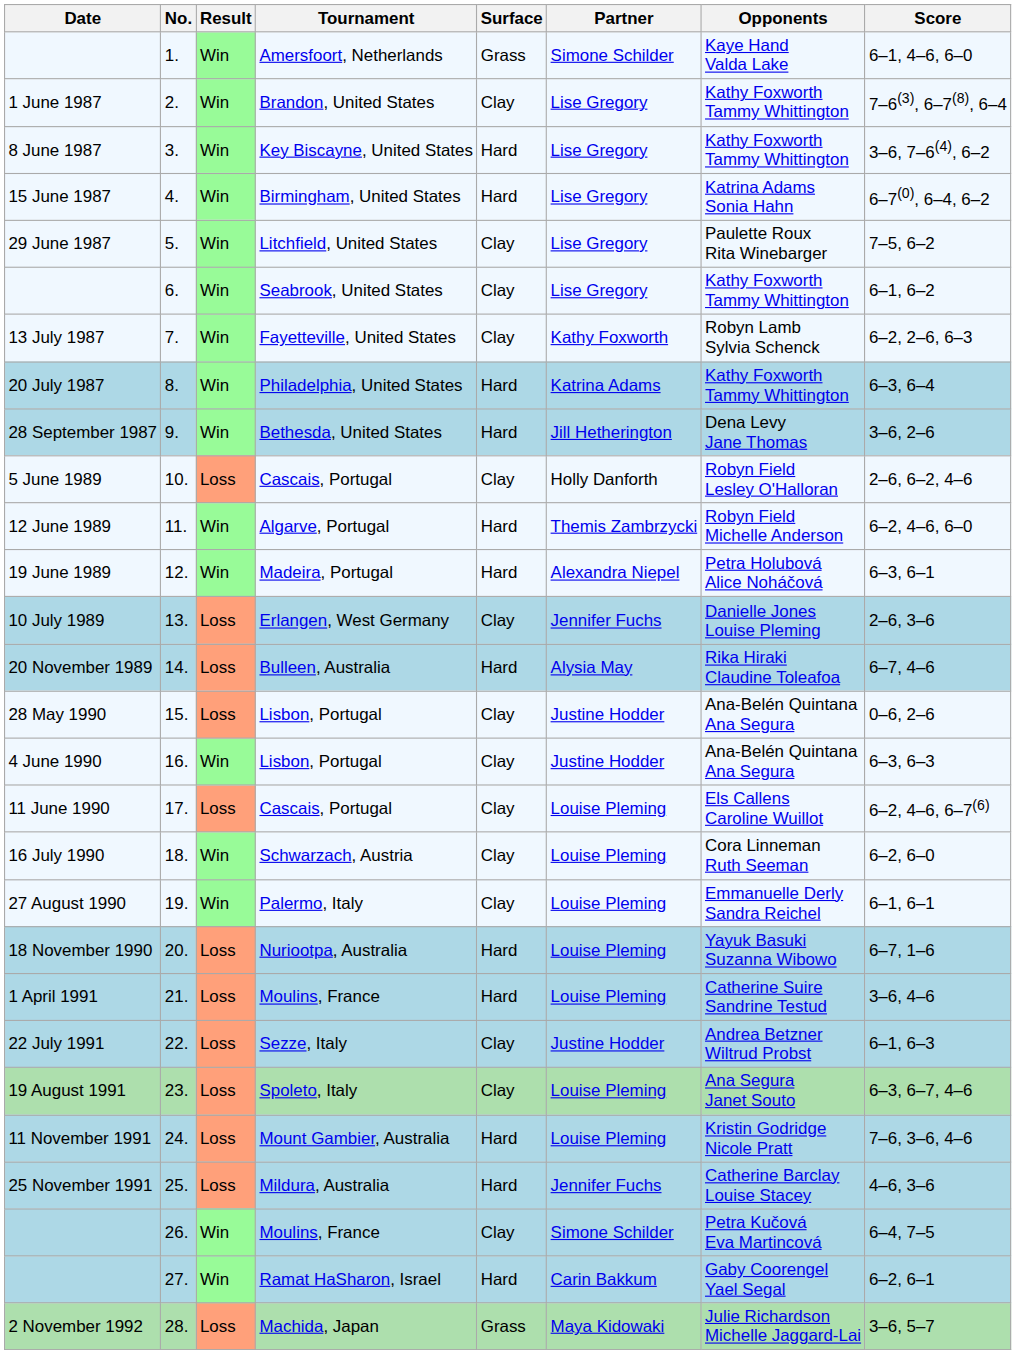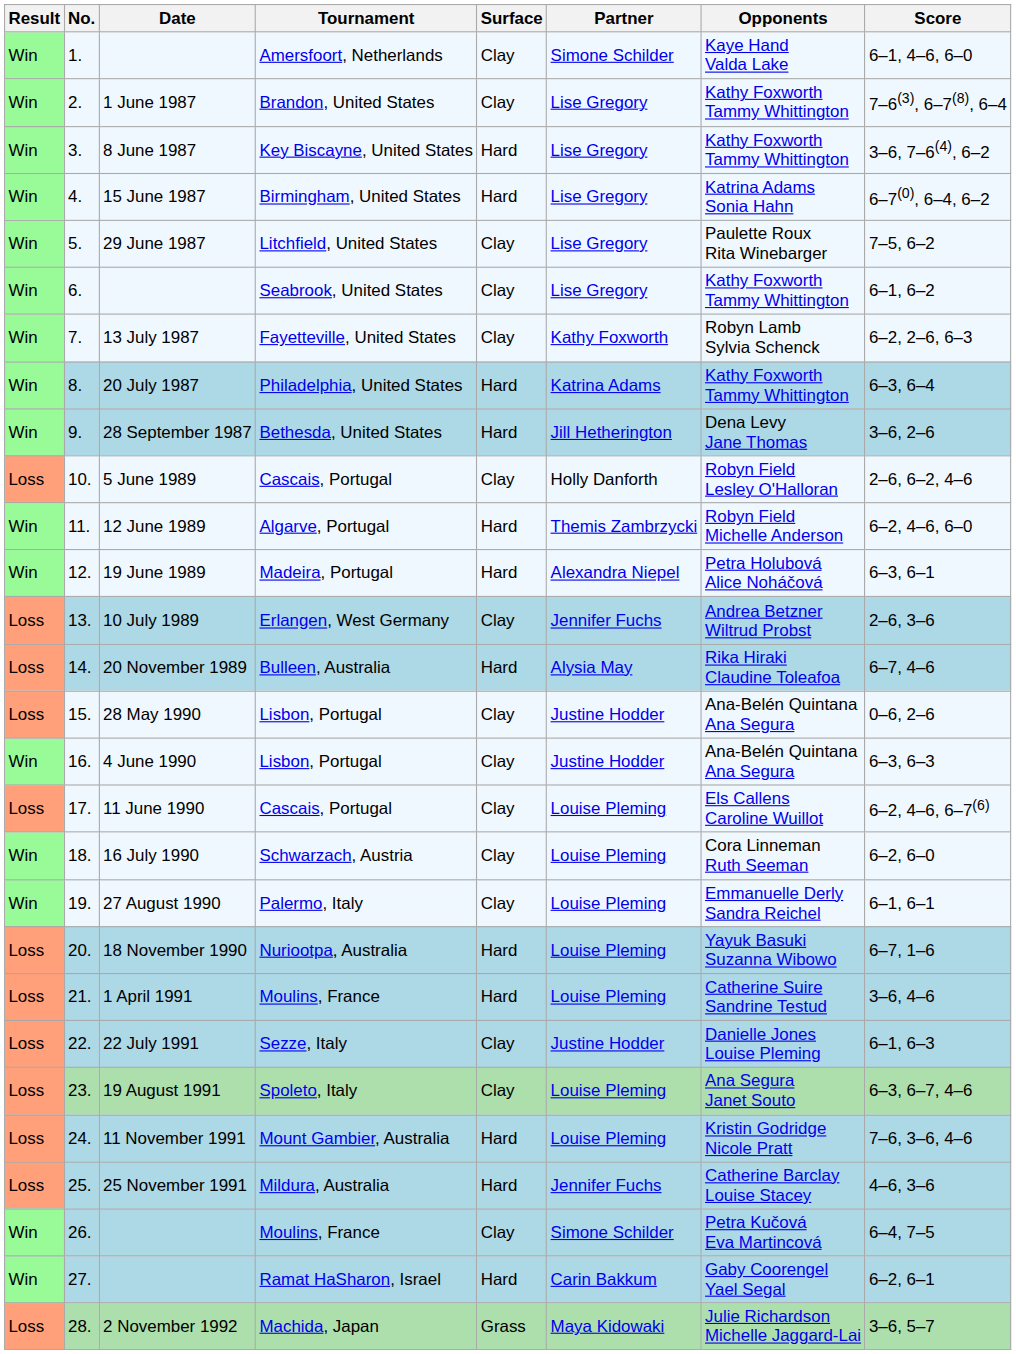columns swapped: (226, 17) <-> (83, 17)
(503, 55) Grass -> (498, 55) Clay
(763, 619) Danielle Jones Louise Pleming -> (764, 619) Andrea Betzner Wiltrud Probst
(764, 1043) Andrea Betzner Wiltrud Probst -> (763, 1043) Danielle Jones Louise Pleming
